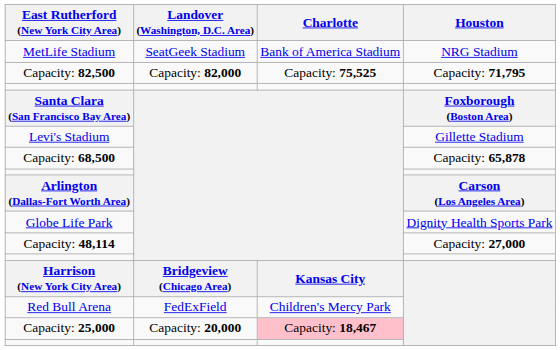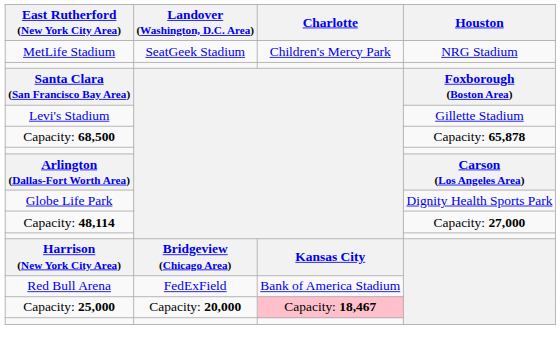(330, 51) Bank of America Stadium -> (330, 51) Children's Mercy Park
- row: (69, 72)
(330, 307) Children's Mercy Park -> (330, 286) Bank of America Stadium
